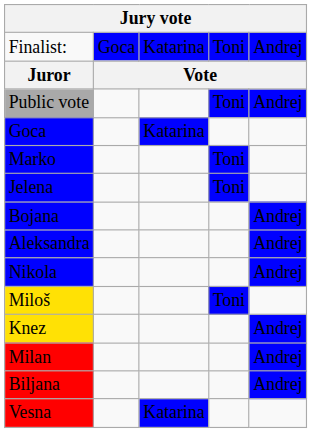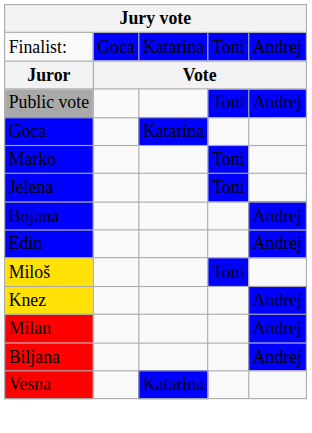- row: (49, 243)
- row: (33, 272)
+ row: (25, 243)
